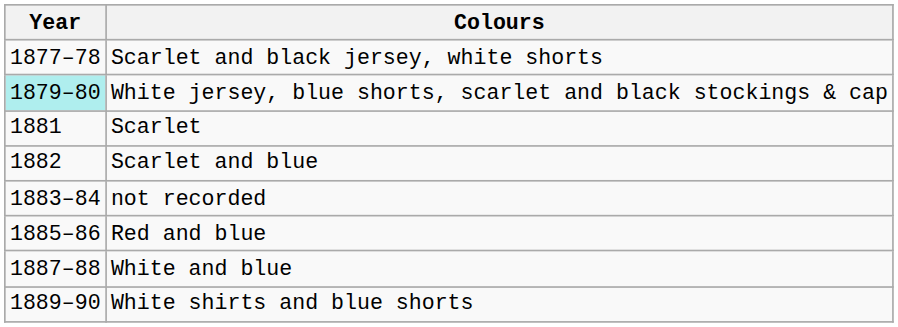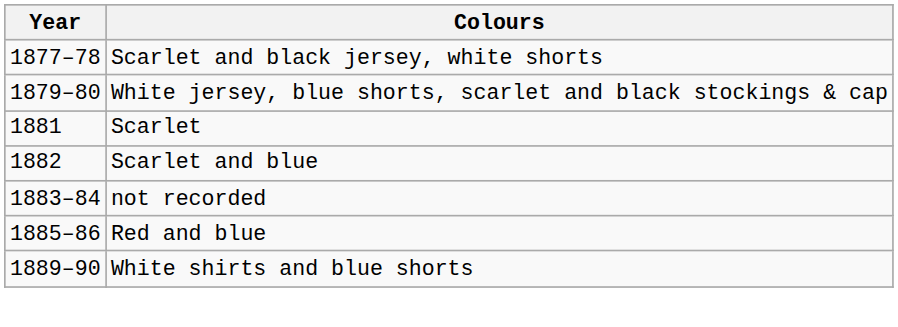(55, 93) paleturquoise background -> (55, 93) no background
- row: (202, 269)
